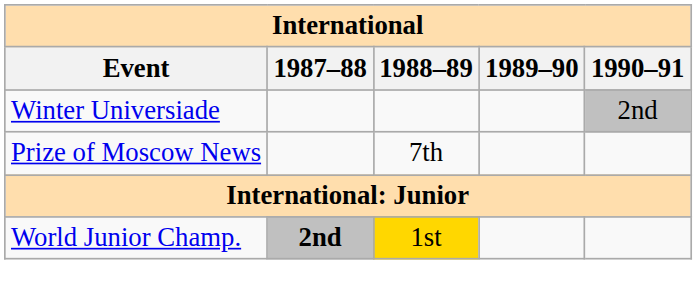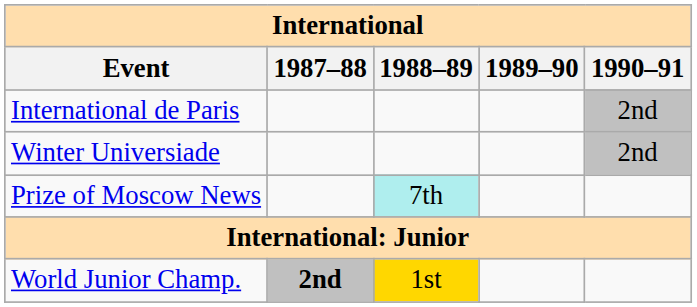+ row: (125, 110)
(426, 152) no background -> (426, 195) paleturquoise background
